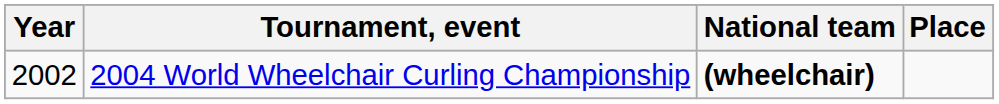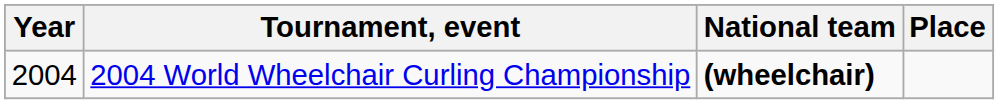(44, 74) 2002 -> (44, 74) 2004
